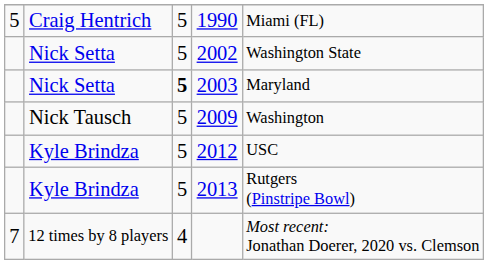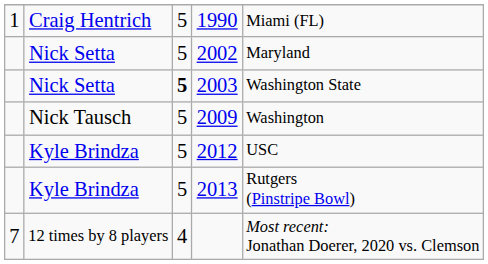(14, 20) 5 -> (14, 20) 1
(304, 53) Washington State -> (278, 53) Maryland
(278, 85) Maryland -> (304, 85) Washington State
